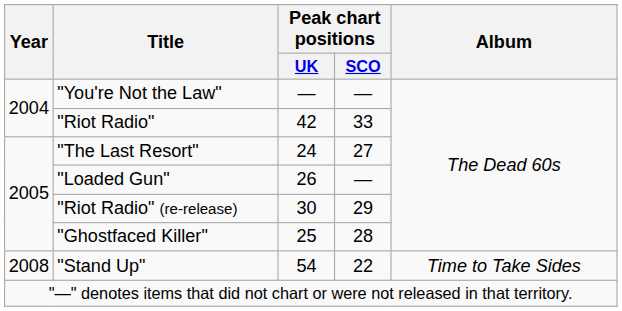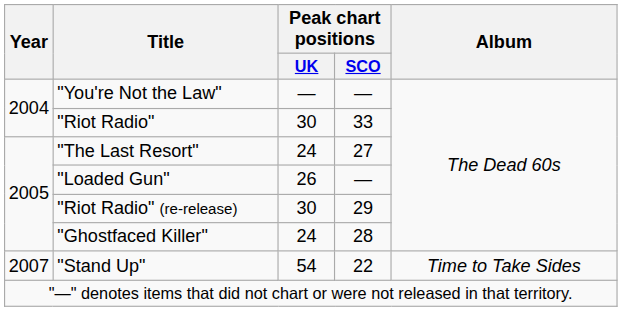(307, 122) 42 -> (307, 122) 30
(307, 236) 25 -> (307, 236) 24
(29, 265) 2008 -> (29, 265) 2007
